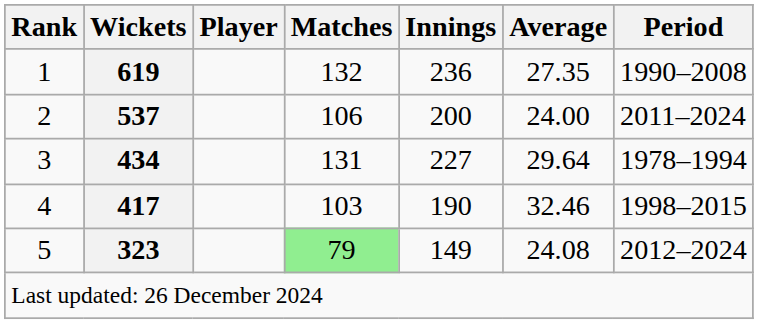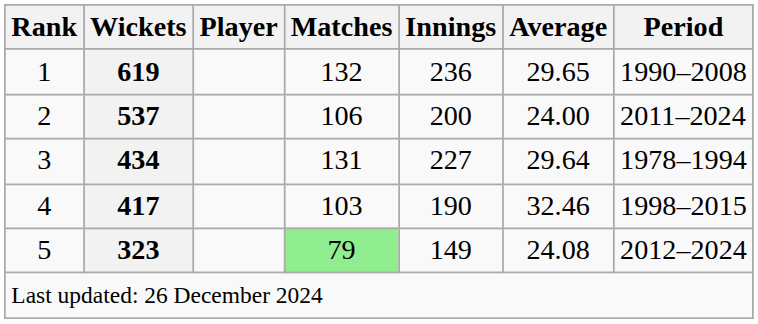(558, 71) 27.35 -> (558, 71) 29.65
